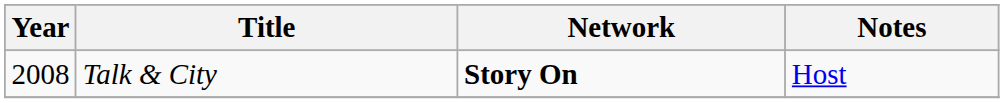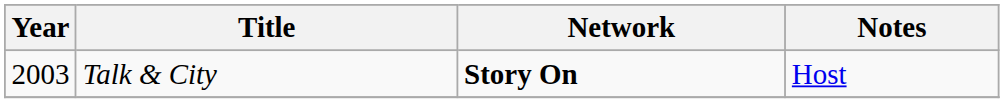(41, 73) 2008 -> (41, 73) 2003
